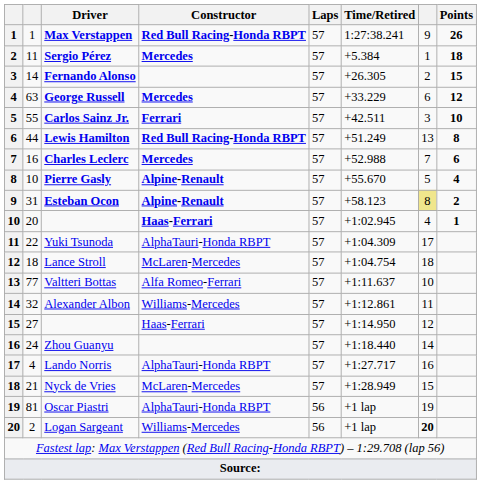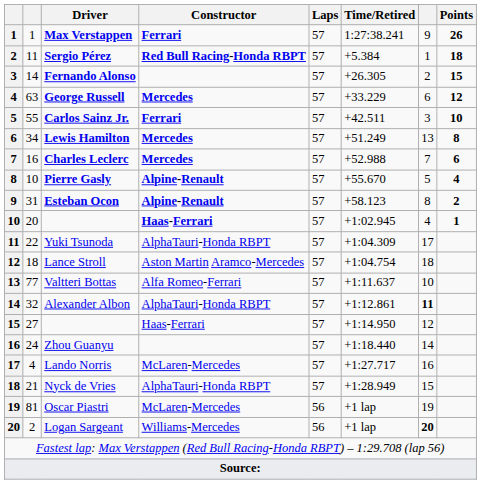(224, 35) Red Bull Racing-Honda RBPT -> (161, 35) Ferrari
(167, 55) Mercedes -> (224, 55) Red Bull Racing-Honda RBPT
(32, 138) 44 -> (32, 138) 34
(224, 138) Red Bull Racing-Honda RBPT -> (167, 138) Mercedes
(427, 200) khaki background -> (427, 200) no background
(191, 262) McLaren-Mercedes -> (223, 262) Aston Martin Aramco-Mercedes
(191, 303) Williams-Mercedes -> (206, 303) AlphaTauri-Honda RBPT
(428, 303) normal -> (428, 303) bold
(206, 365) AlphaTauri-Honda RBPT -> (191, 365) McLaren-Mercedes
(191, 385) McLaren-Mercedes -> (206, 385) AlphaTauri-Honda RBPT
(206, 406) AlphaTauri-Honda RBPT -> (191, 406) McLaren-Mercedes
